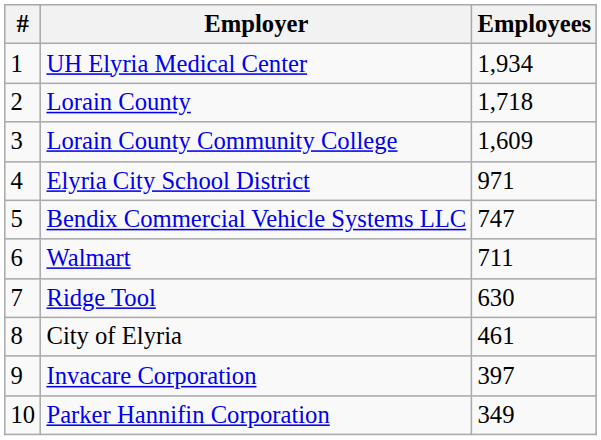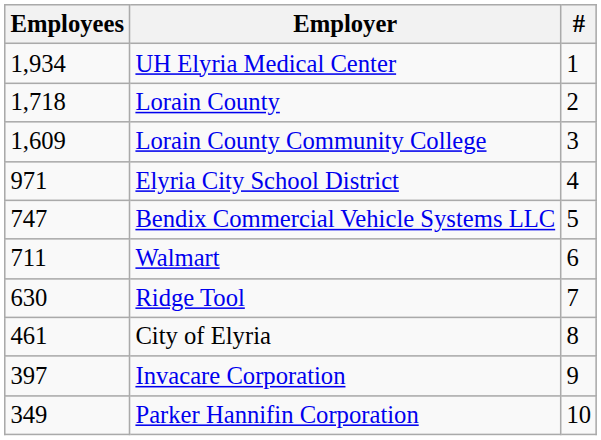columns swapped: (23, 24) <-> (534, 24)
